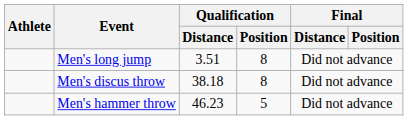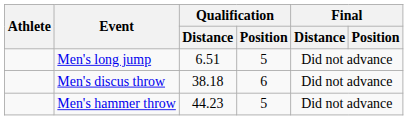(208, 59) 3.51 -> (208, 59) 6.51
(264, 59) 8 -> (264, 59) 5
(264, 81) 8 -> (264, 81) 6
(208, 103) 46.23 -> (208, 103) 44.23
